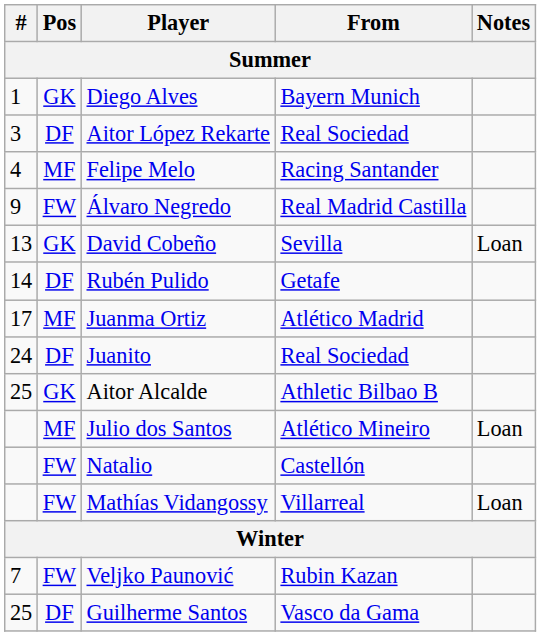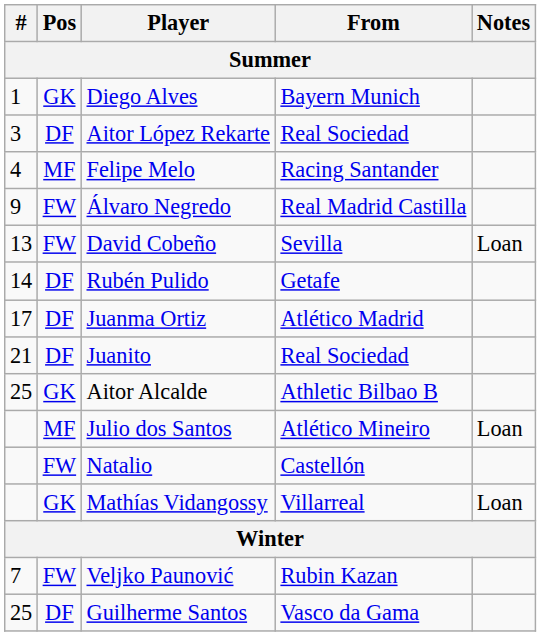(59, 244) GK -> (59, 244) FW
(59, 317) MF -> (59, 317) DF
(21, 354) 24 -> (21, 354) 21
(59, 502) FW -> (59, 502) GK
